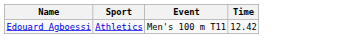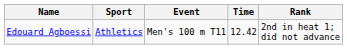+ column: (301, 11)
